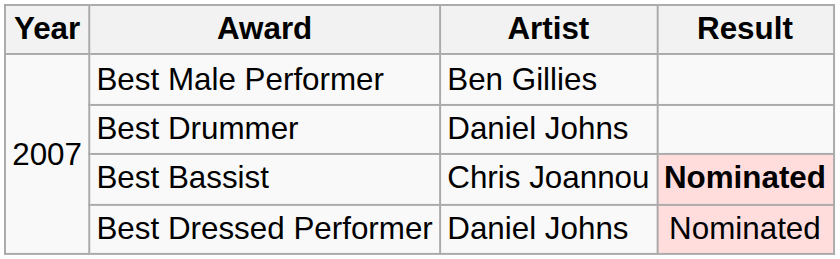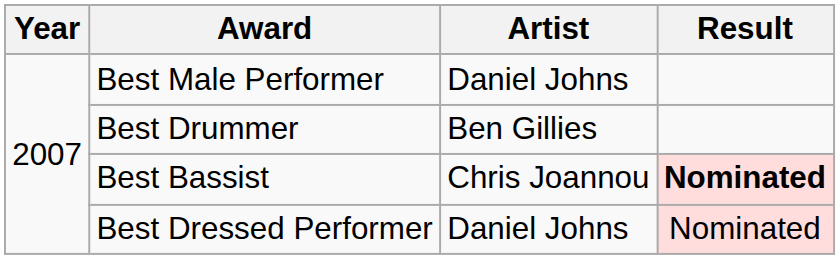(522, 79) Ben Gillies -> (538, 79) Daniel Johns
(538, 128) Daniel Johns -> (522, 128) Ben Gillies
